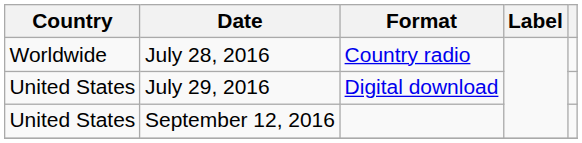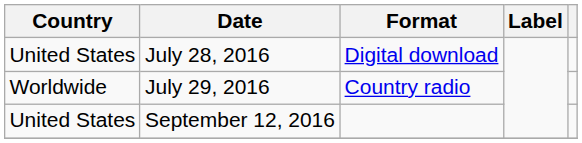(58, 54) Worldwide -> (72, 54) United States
(408, 54) Country radio -> (422, 54) Digital download
(72, 87) United States -> (58, 87) Worldwide
(422, 87) Digital download -> (408, 87) Country radio
